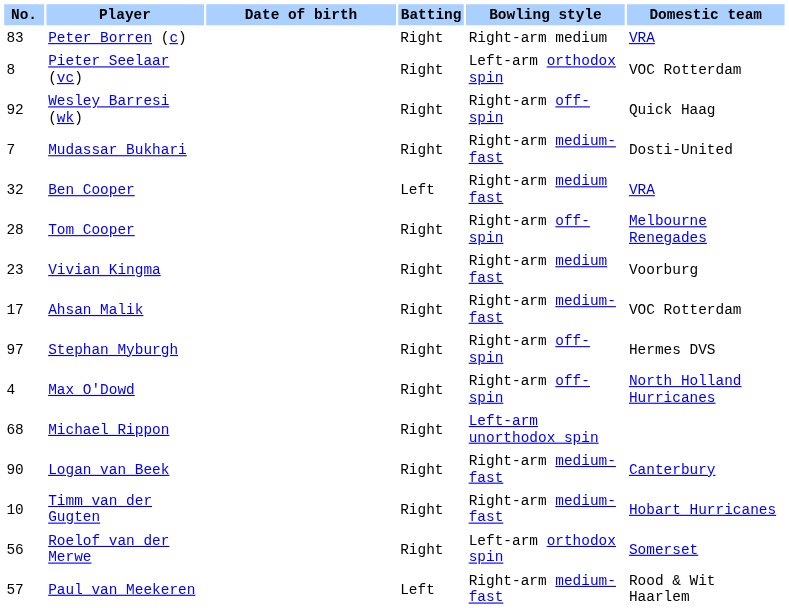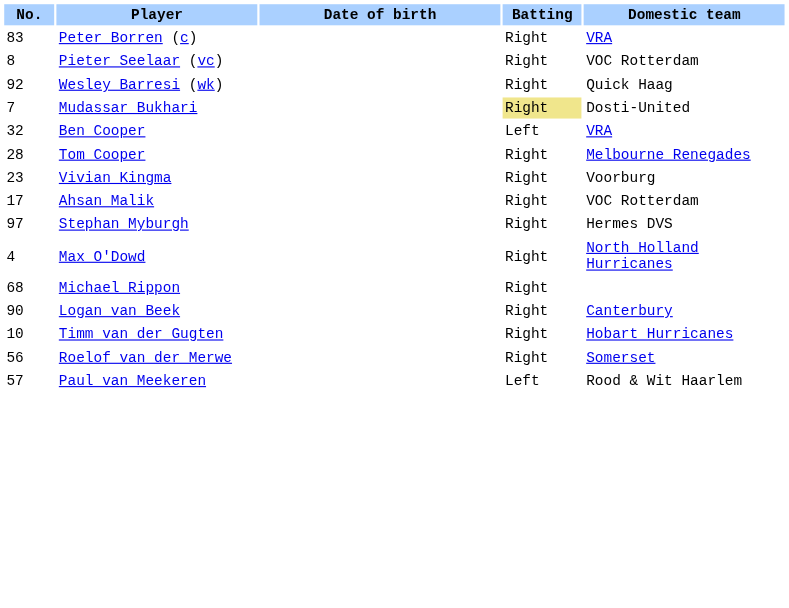- column: (545, 15)
(422, 150) no background -> (527, 108) khaki background
